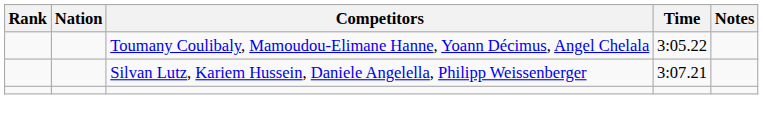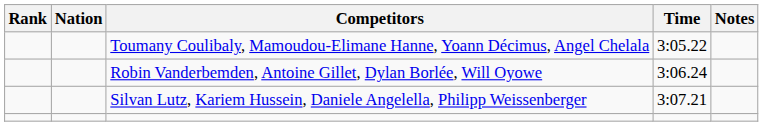+ row: (326, 72)
